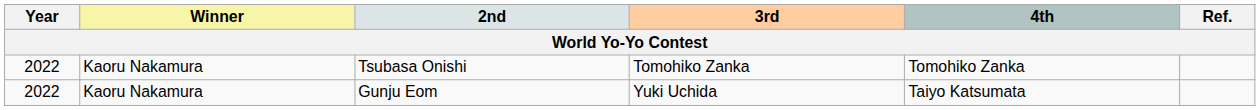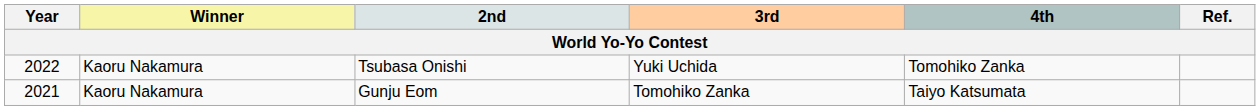(691, 67) Tomohiko Zanka -> (675, 67) Yuki Uchida
(42, 92) 2022 -> (42, 92) 2021
(675, 92) Yuki Uchida -> (691, 92) Tomohiko Zanka
